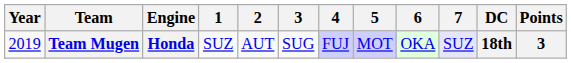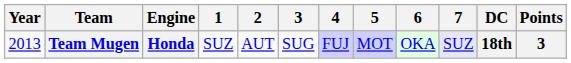(25, 44) 2019 -> (25, 44) 2013
